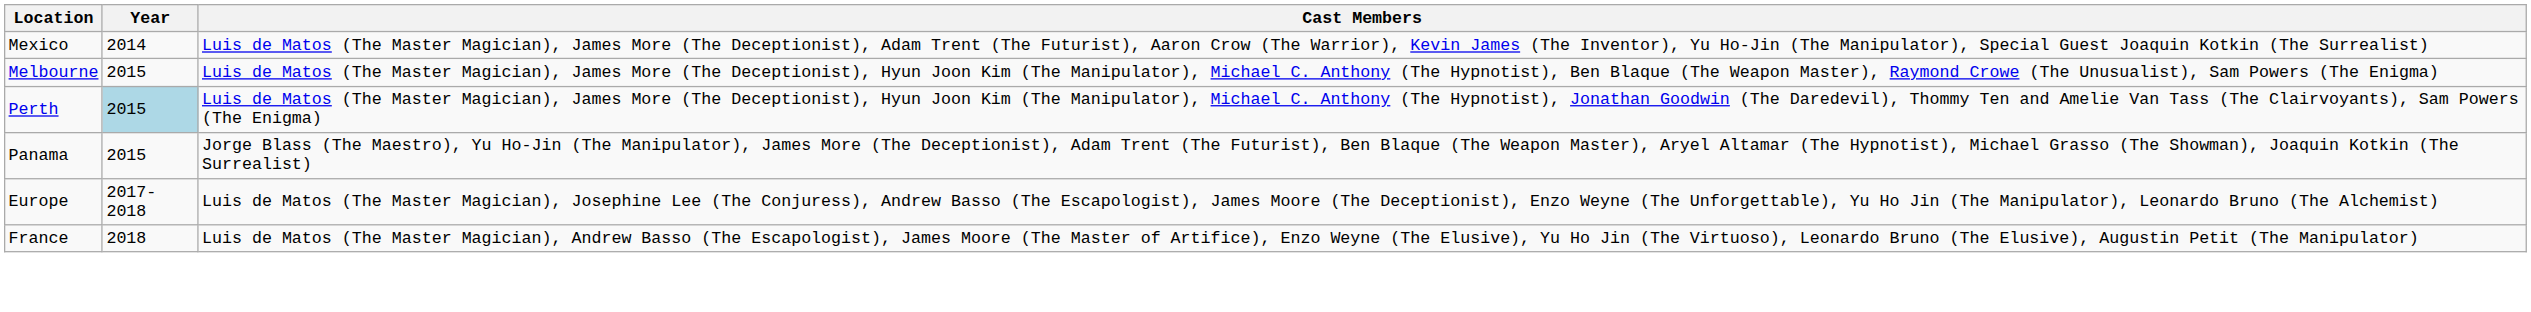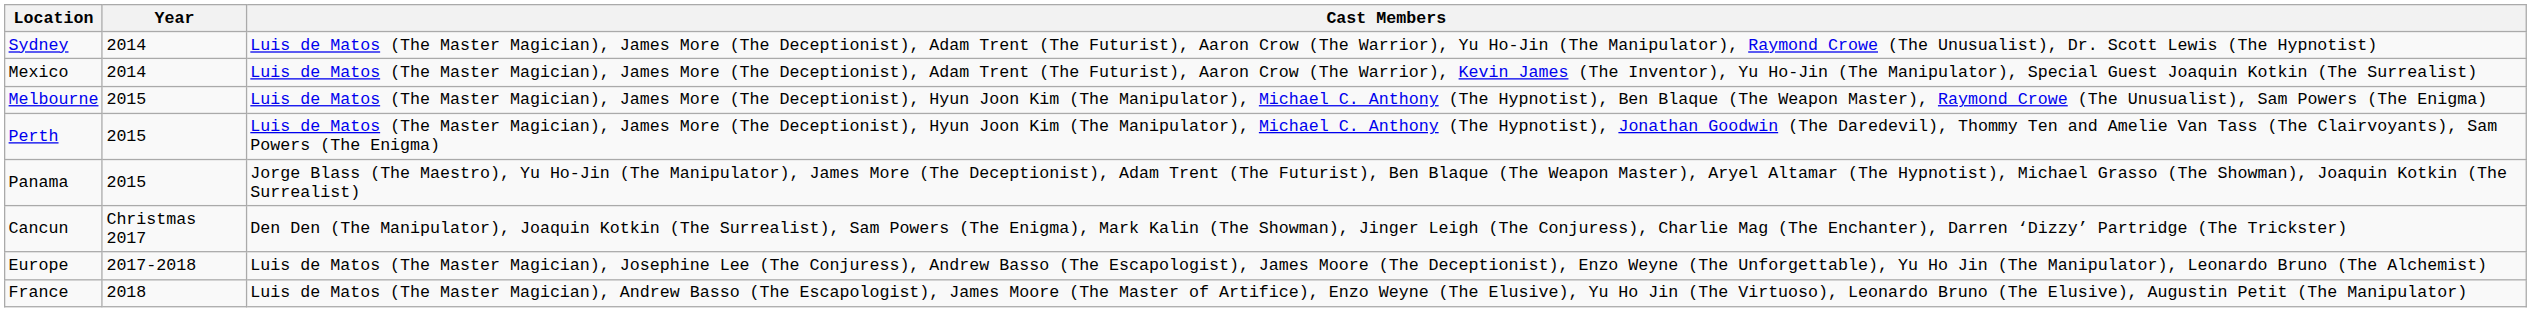+ row: (39, 45)
(126, 109) lightblue background -> (126, 136) no background
+ row: (39, 229)
